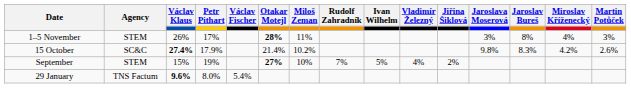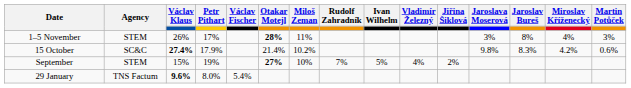(609, 49) 2.6% -> (609, 49) 0.6%
